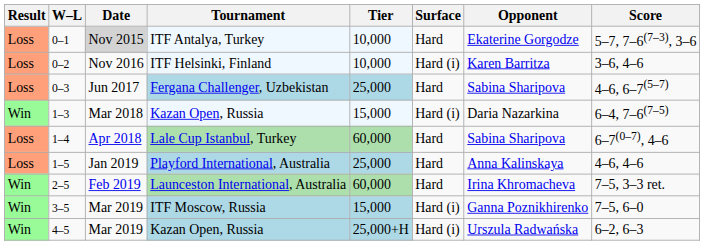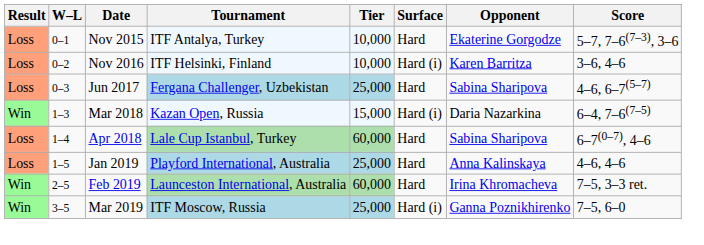(116, 39) lightgrey background -> (116, 39) no background
(372, 207) 15,000 -> (372, 207) 25,000
- row: (61, 230)
